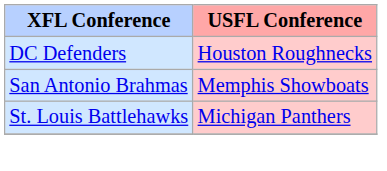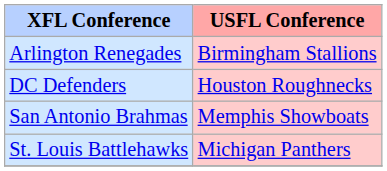+ row: (95, 52)
